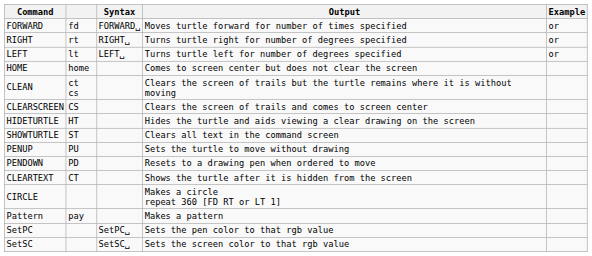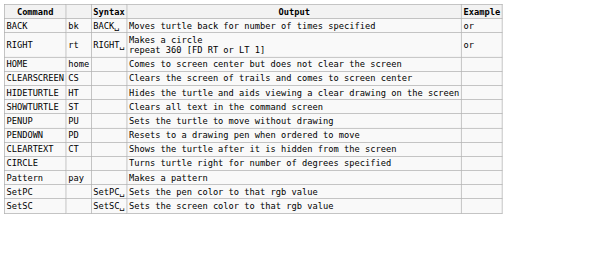- row: (25, 26)
+ row: (17, 26)
(276, 40) Turns turtle right for number of degrees specified -> (197, 45) Makes a circle repeat 360 [FD RT or LT 1]
- row: (17, 54)
- row: (20, 87)
(213, 197) Makes a circle repeat 360 [FD RT or LT 1] -> (260, 163) Turns turtle right for number of degrees specified
